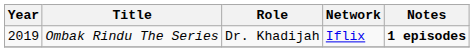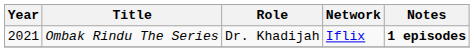(23, 37) 2019 -> (23, 37) 2021
